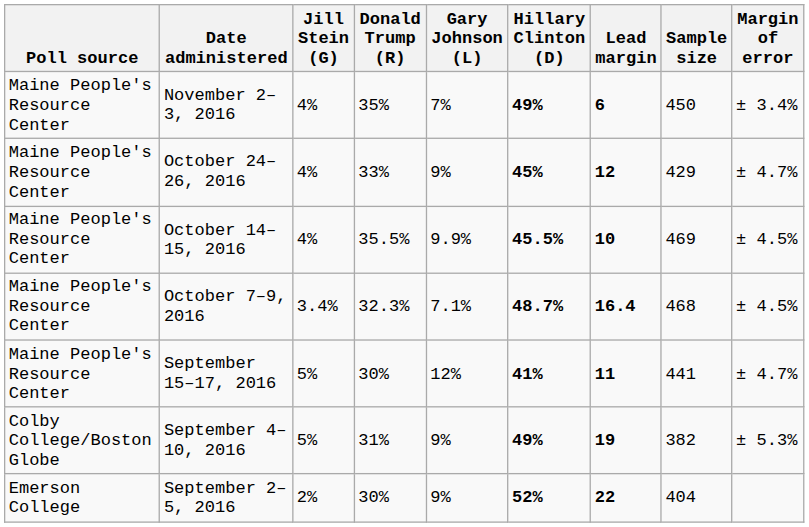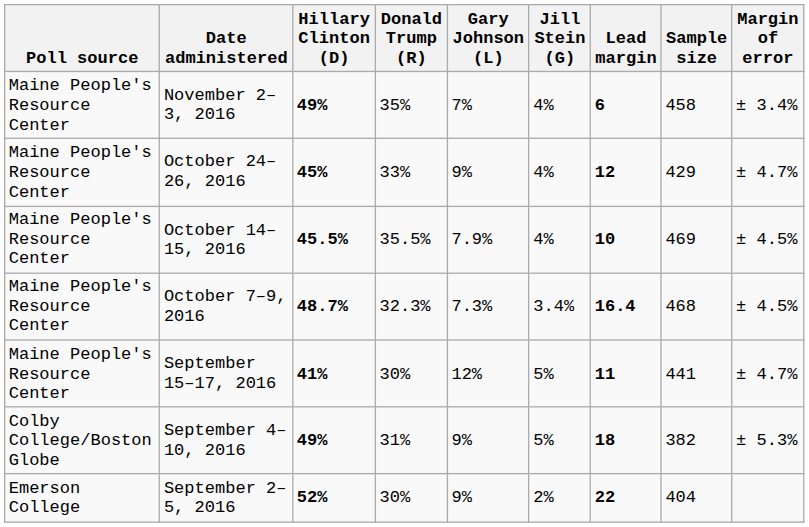columns swapped: (549, 38) <-> (324, 38)
(681, 105) 450 -> (681, 105) 458
(451, 239) 9.9% -> (472, 239) 7.9%
(451, 306) 7.1% -> (472, 306) 7.3%
(605, 441) 19 -> (605, 441) 18
